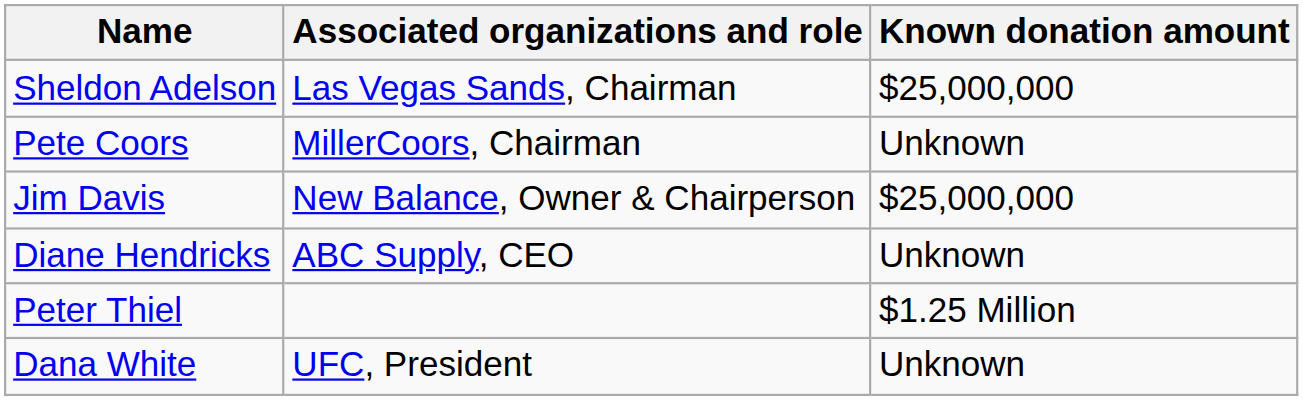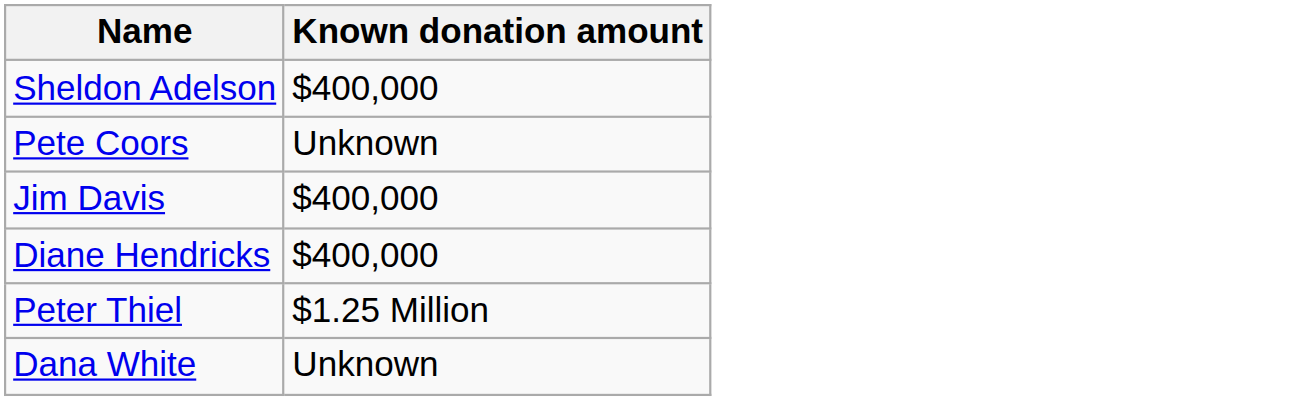- column: (578, 32)
(976, 87) $25,000,000 -> (365, 87) $400,000
(976, 198) $25,000,000 -> (365, 198) $400,000
(952, 254) Unknown -> (365, 254) $400,000
